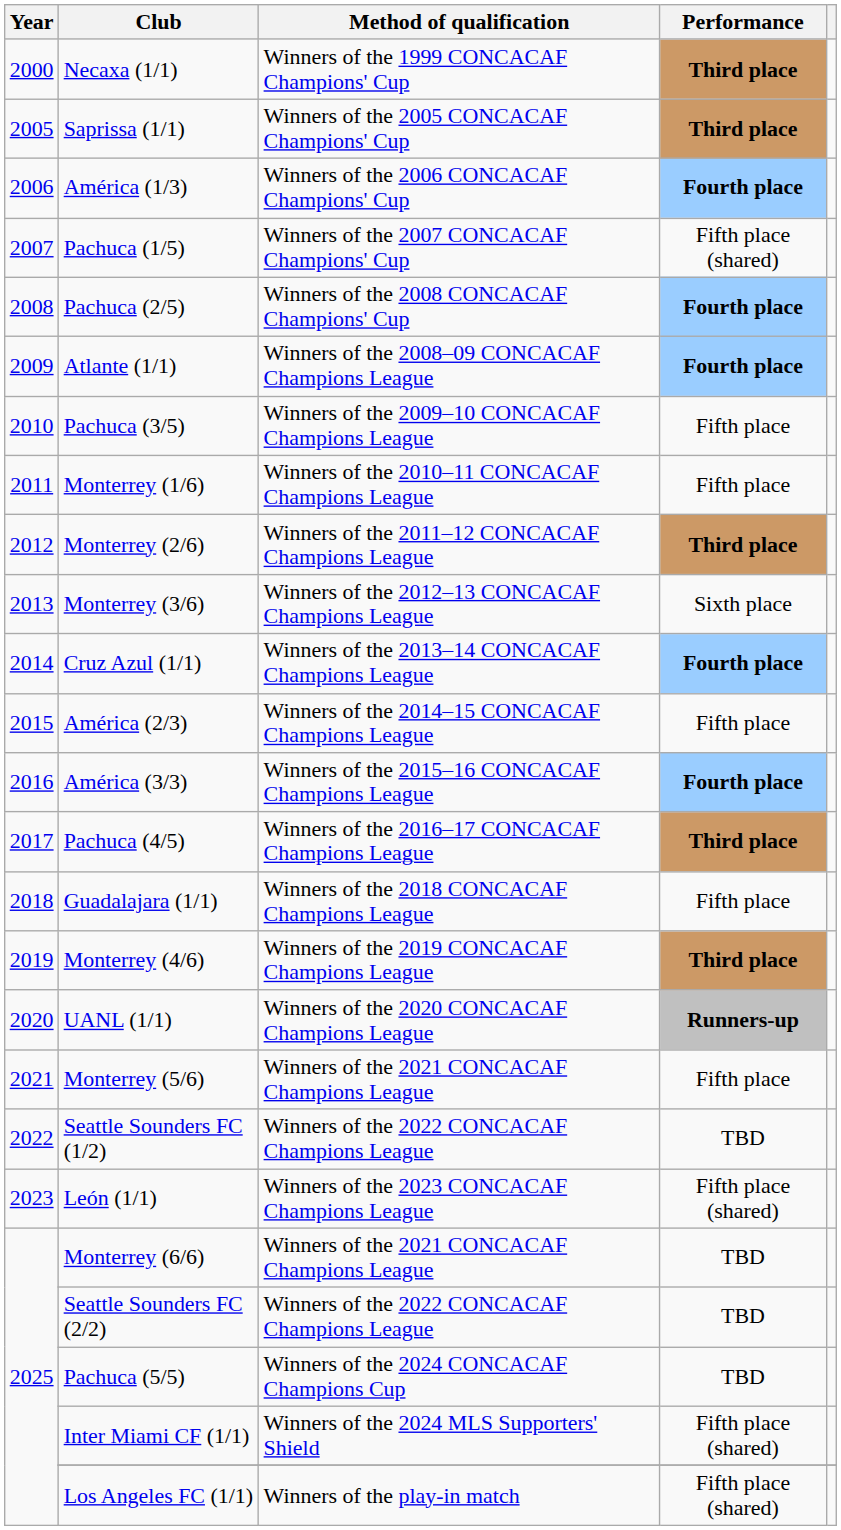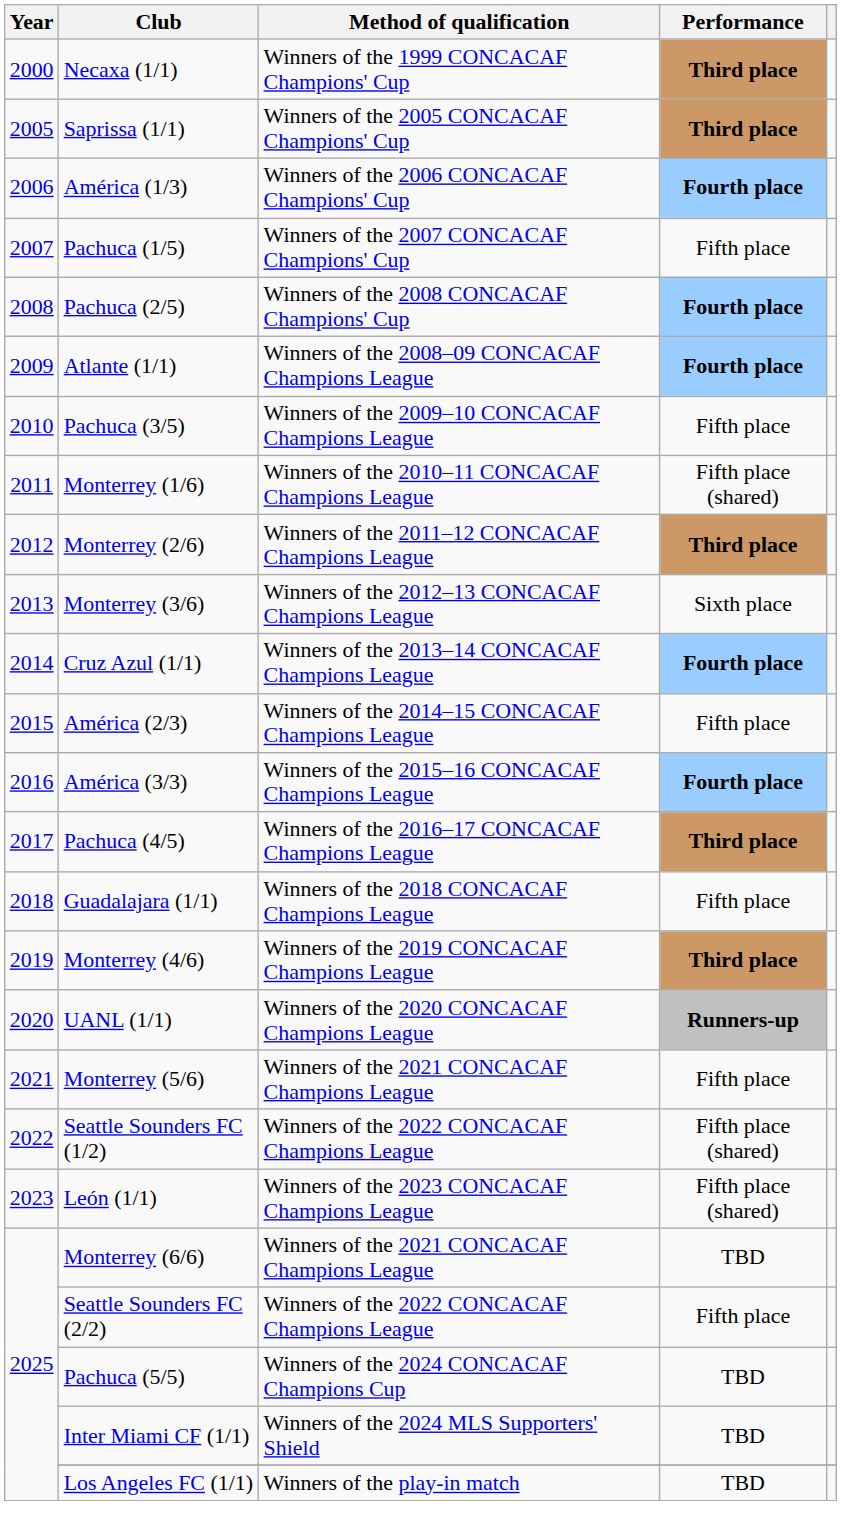(743, 247) Fifth place (shared) -> (743, 247) Fifth place
(743, 484) Fifth place -> (743, 484) Fifth place (shared)
(743, 1138) TBD -> (743, 1138) Fifth place (shared)
(743, 1316) TBD -> (743, 1316) Fifth place
(743, 1435) Fifth place (shared) -> (743, 1435) TBD
(743, 1495) Fifth place (shared) -> (743, 1482) TBD
